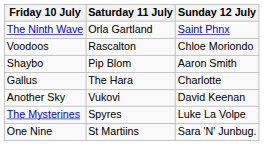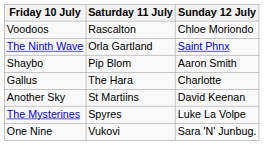rows swapped: (45, 30) <-> (28, 47)
(104, 98) Vukovi -> (114, 98) St Martiins
(114, 132) St Martiins -> (104, 132) Vukovi
